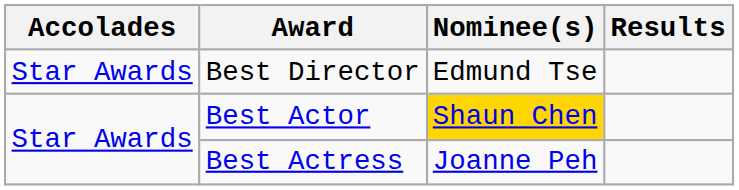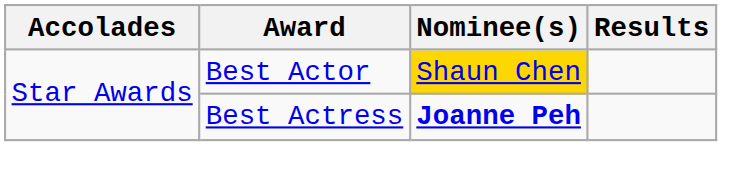- row: (313, 72)
(515, 162) normal -> (499, 117) bold
